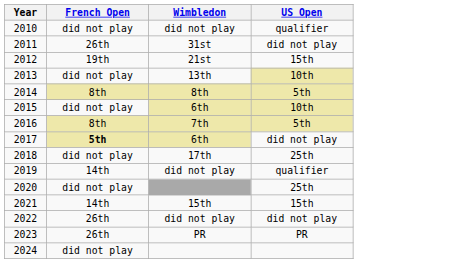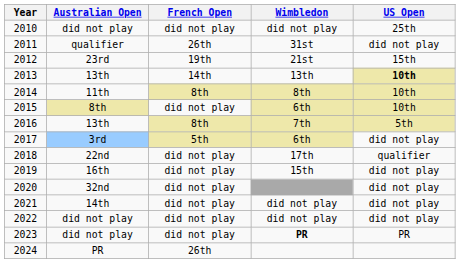+ column: (98, 12)
(302, 28) qualifier -> (404, 28) 25th
(98, 76) did not play -> (200, 76) 14th
(302, 76) normal -> (404, 76) bold
(302, 92) 5th -> (404, 92) 10th
(98, 139) bold -> (200, 139) normal
(302, 155) 25th -> (404, 155) qualifier
(98, 171) 14th -> (200, 171) did not play
(200, 171) did not play -> (302, 171) 15th
(302, 171) qualifier -> (404, 171) did not play
(302, 187) 25th -> (404, 187) did not play
(98, 203) 14th -> (200, 203) did not play
(200, 203) 15th -> (302, 203) did not play
(302, 203) 15th -> (404, 203) did not play
(98, 219) 26th -> (200, 219) did not play
(98, 235) 26th -> (200, 235) did not play
(200, 235) normal -> (302, 235) bold
(98, 251) did not play -> (200, 251) 26th
